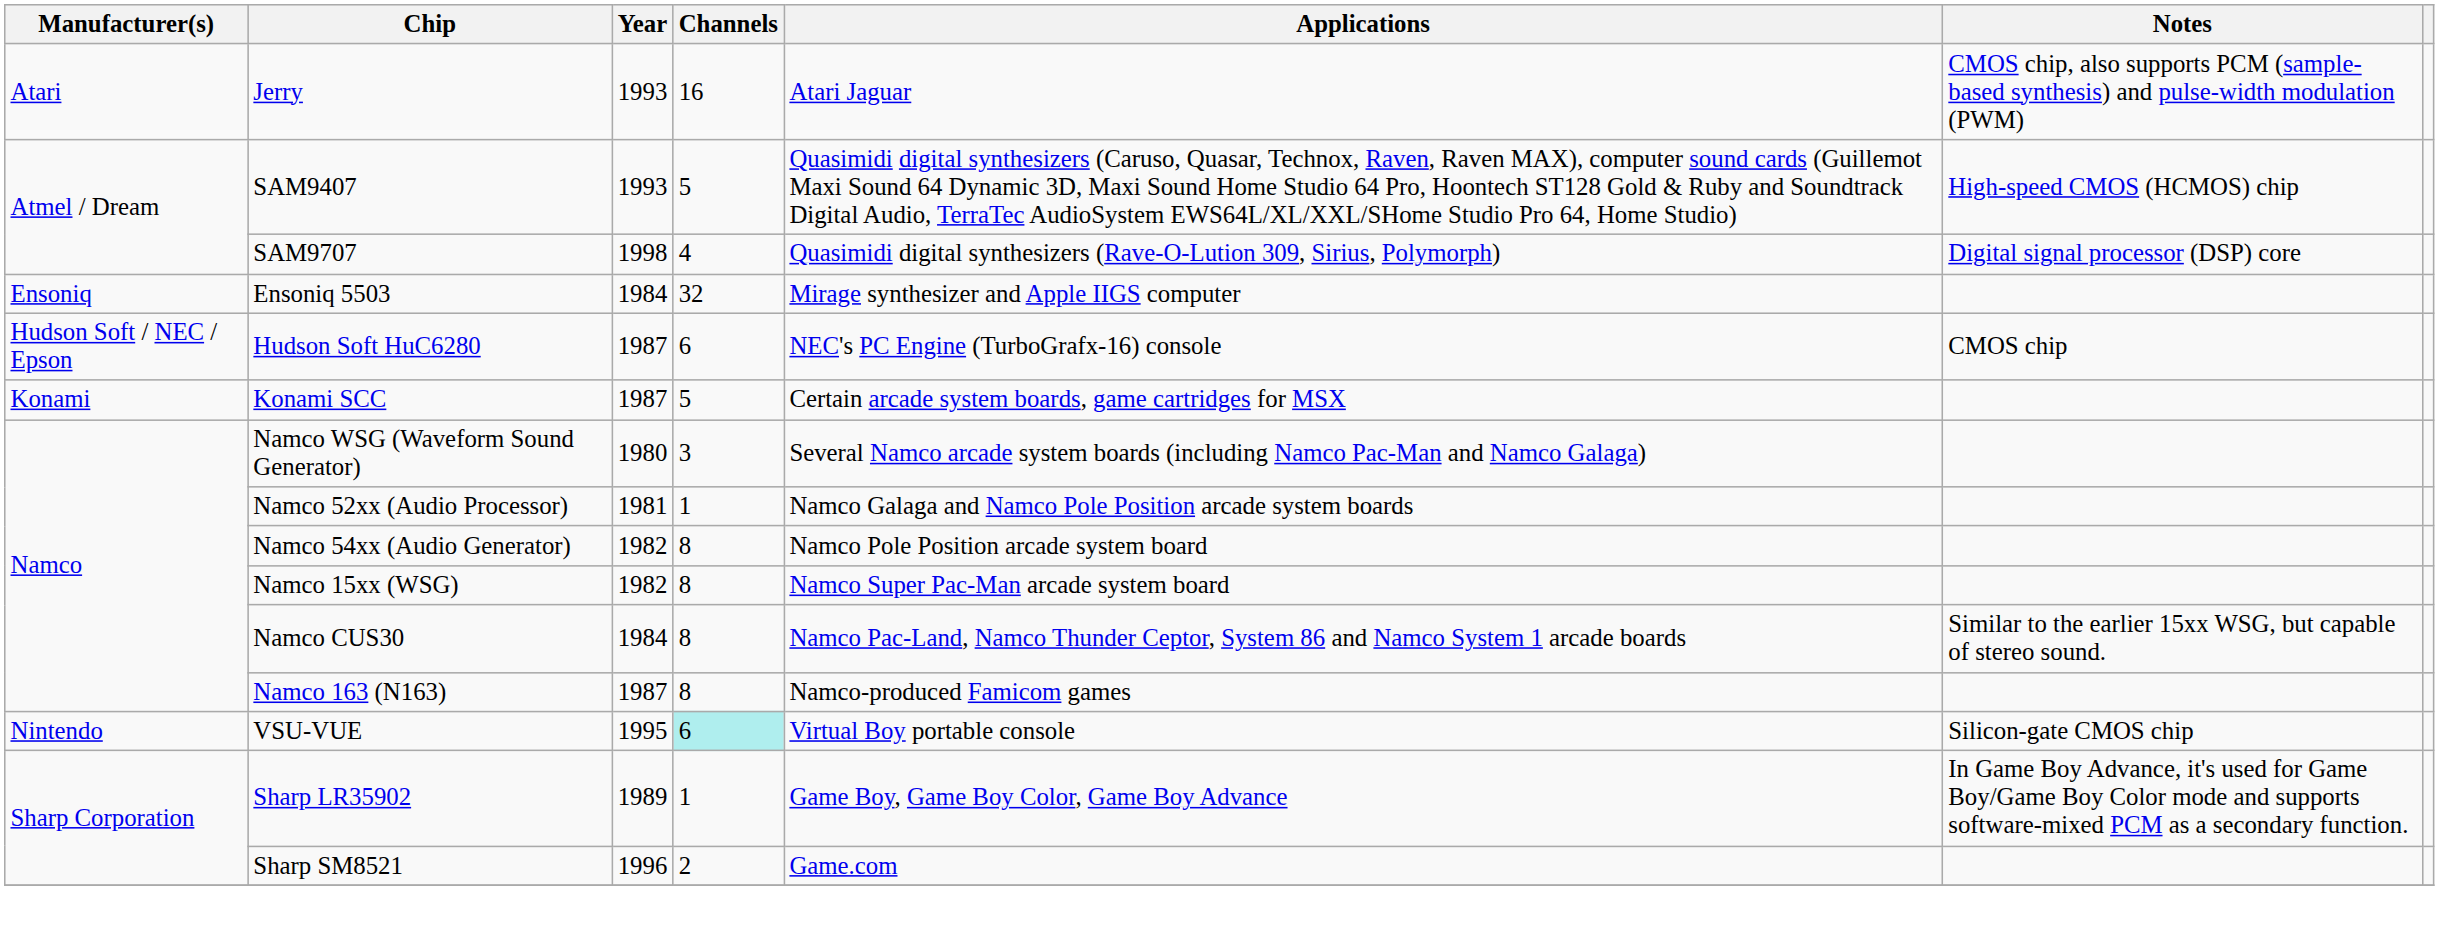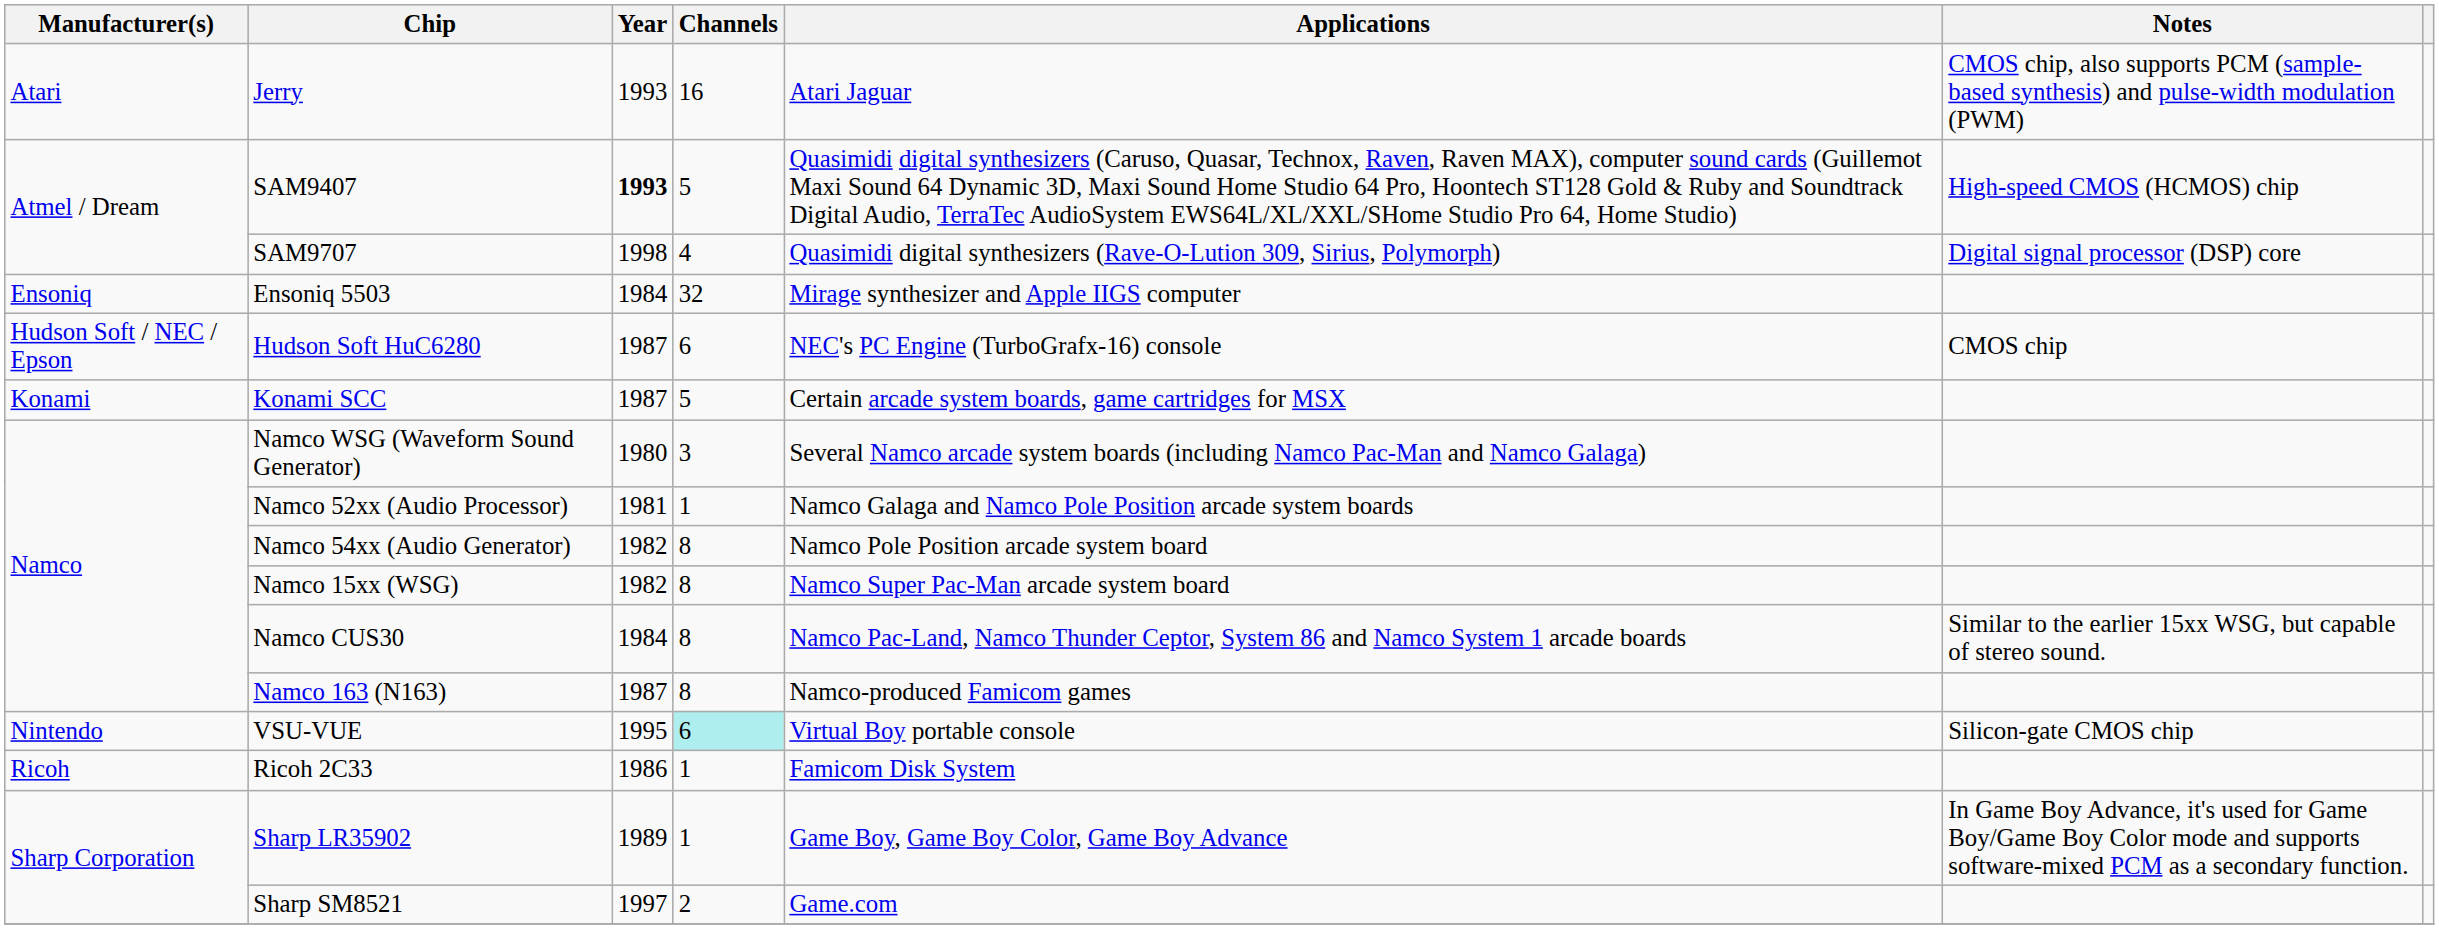(642, 186) normal -> (642, 186) bold
+ row: (313, 770)
(642, 865) 1996 -> (642, 904) 1997
